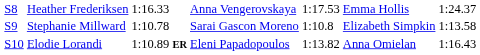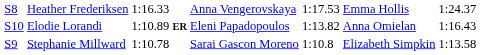rows swapped: (76, 26) <-> (64, 43)
